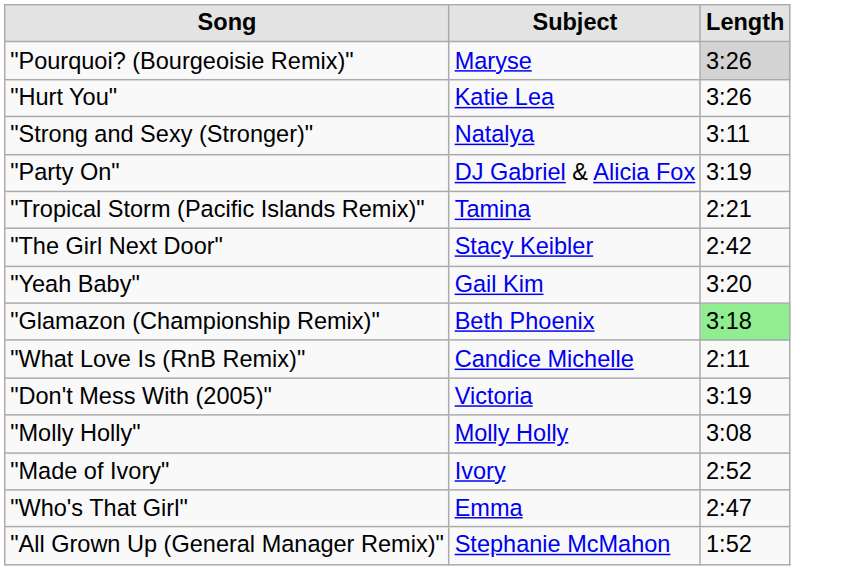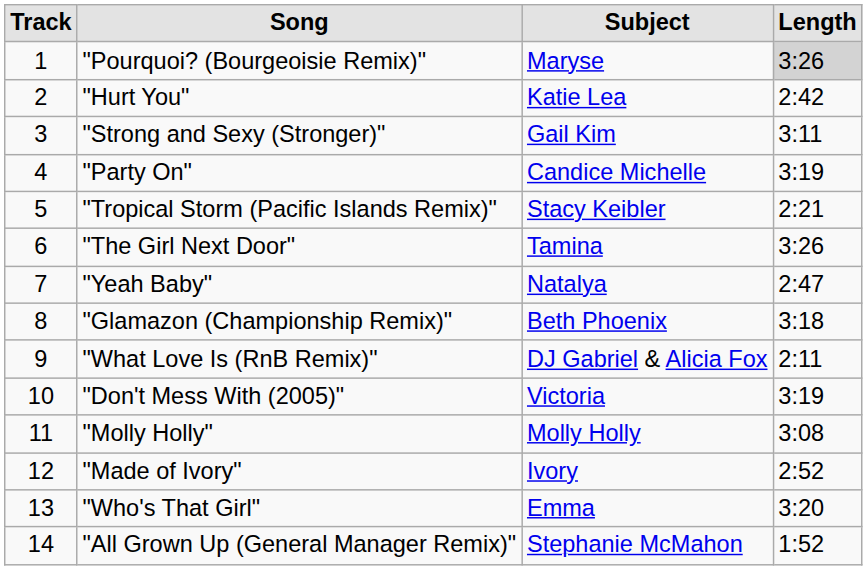+ column: (41, 23)
(729, 97) 3:26 -> (801, 97) 2:42
(495, 135) Natalya -> (571, 135) Gail Kim
(575, 172) DJ Gabriel & Alicia Fox -> (617, 172) Candice Michelle
(493, 209) Tamina -> (596, 209) Stacy Keibler
(524, 246) Stacy Keibler -> (565, 246) Tamina
(729, 246) 2:42 -> (801, 246) 3:26
(499, 284) Gail Kim -> (567, 284) Natalya
(729, 284) 3:20 -> (801, 284) 2:47
(729, 321) lightgreen background -> (801, 321) no background
(544, 358) Candice Michelle -> (647, 358) DJ Gabriel & Alicia Fox
(729, 508) 2:47 -> (801, 508) 3:20
